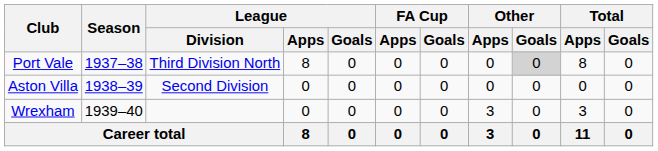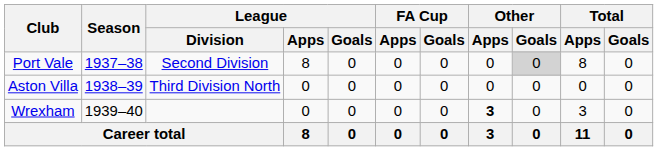(215, 63) Third Division North -> (215, 63) Second Division
(215, 87) Second Division -> (215, 87) Third Division North
(490, 110) normal -> (490, 110) bold
